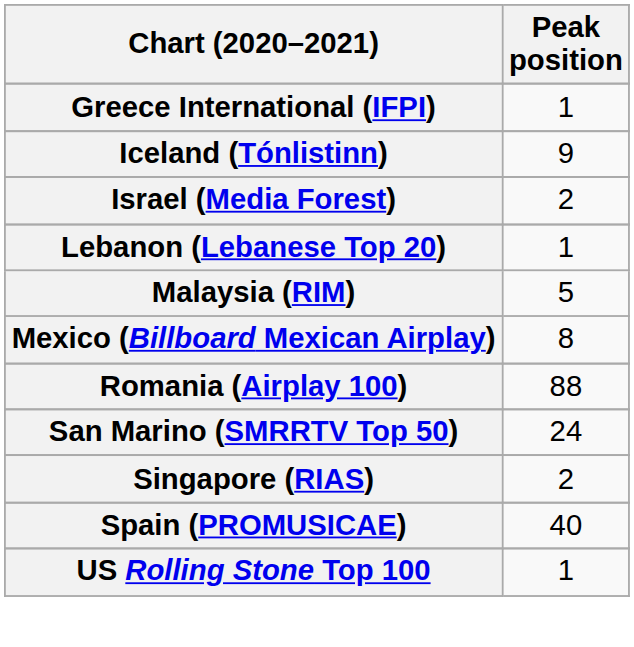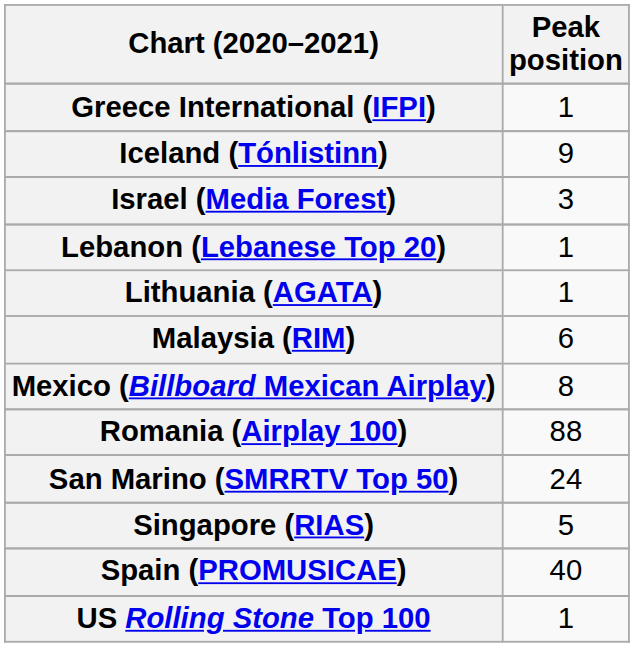(566, 199) 2 -> (566, 199) 3
+ row: (254, 292)
(566, 292) 5 -> (566, 339) 6
(566, 478) 2 -> (566, 525) 5
